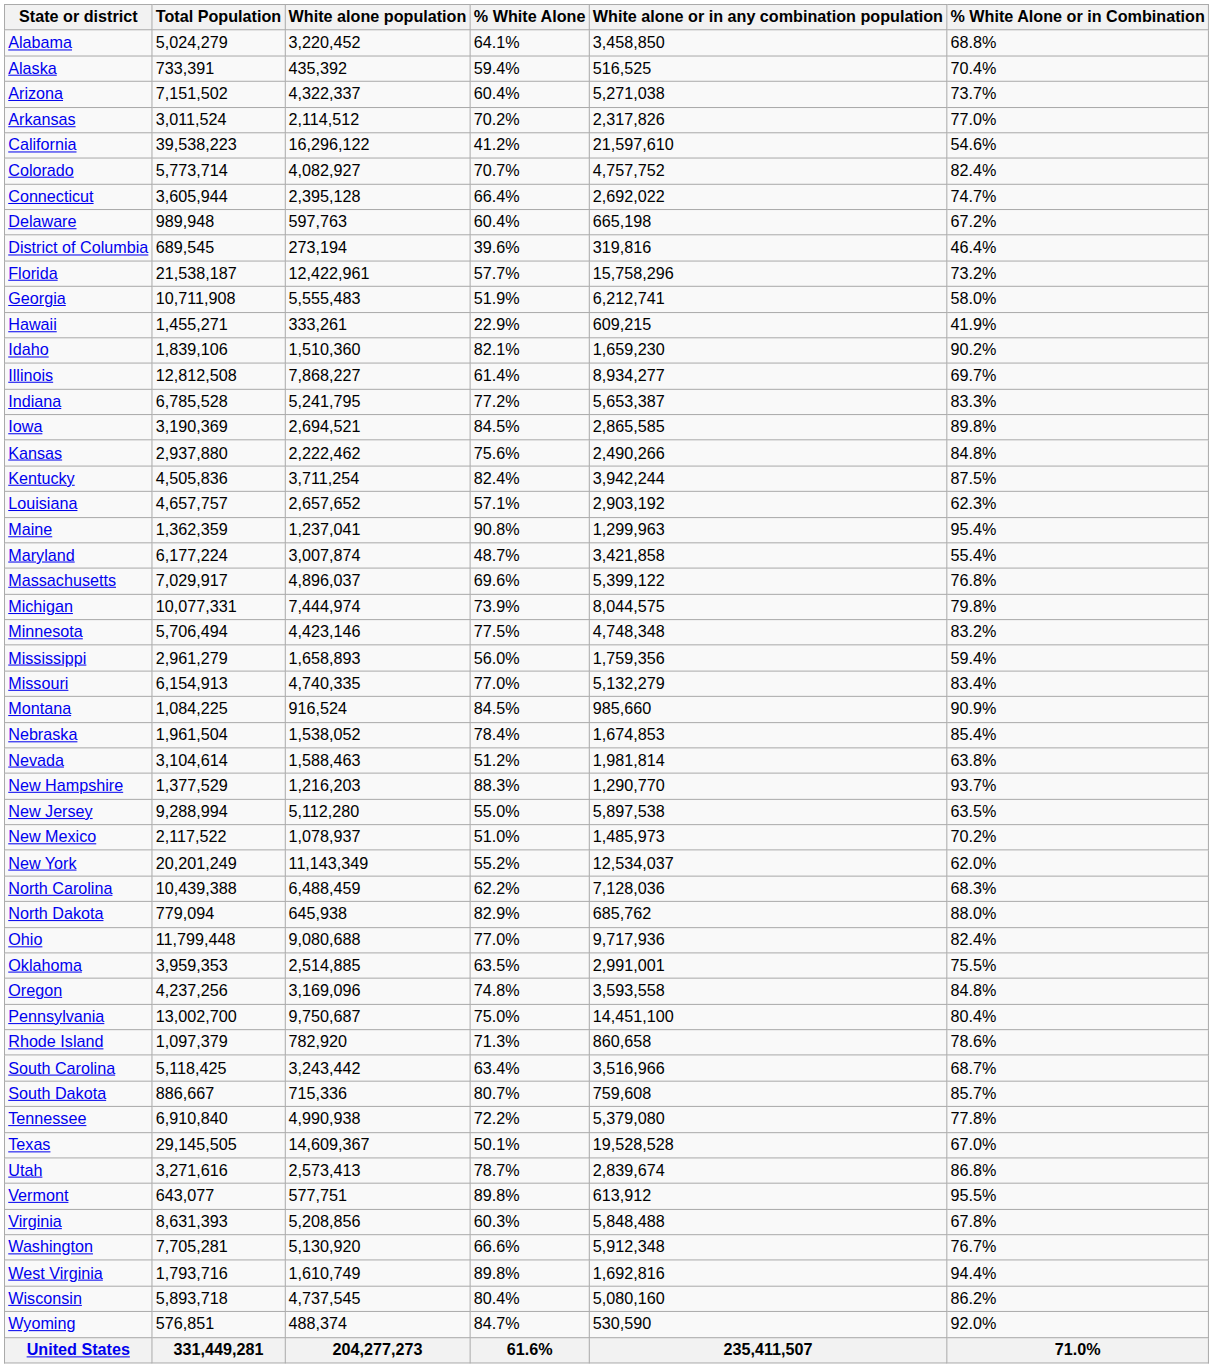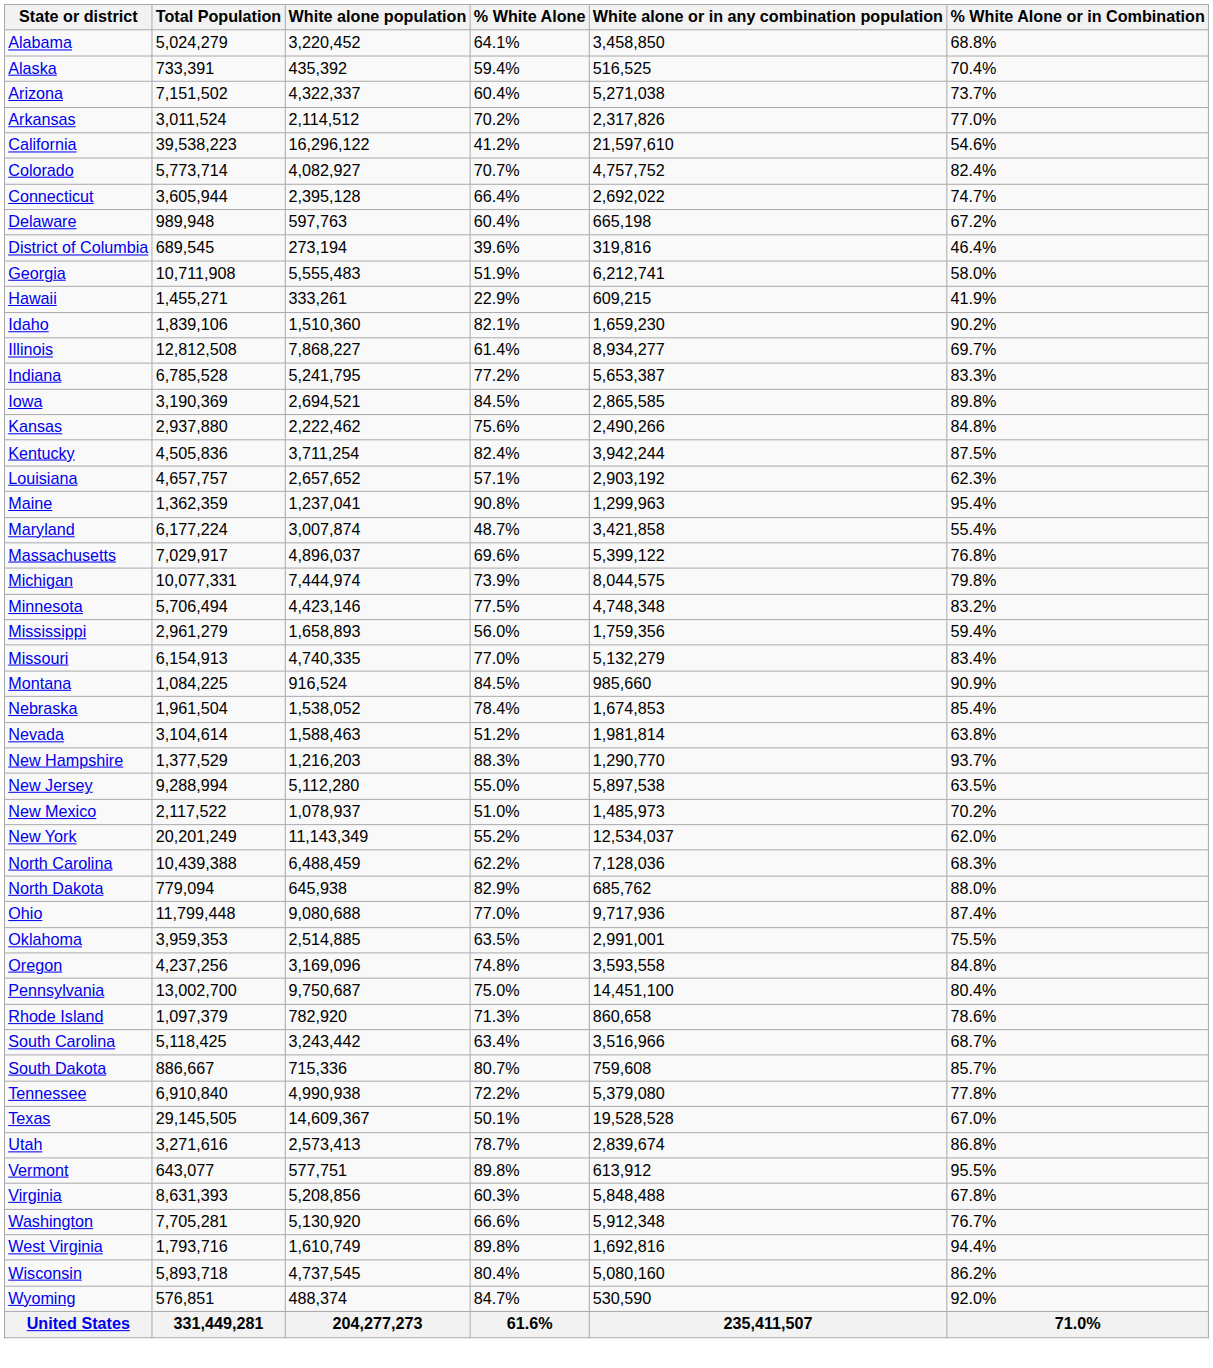- row: (33, 273)
(973, 939) 82.4% -> (973, 914) 87.4%
